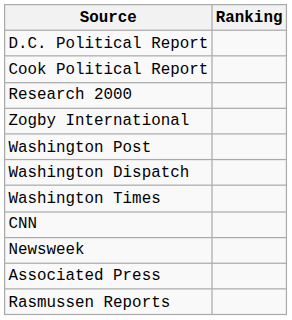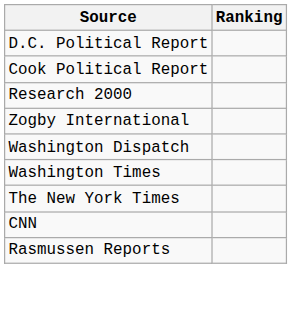- row: (80, 147)
+ row: (94, 198)
- row: (46, 250)
- row: (85, 276)
